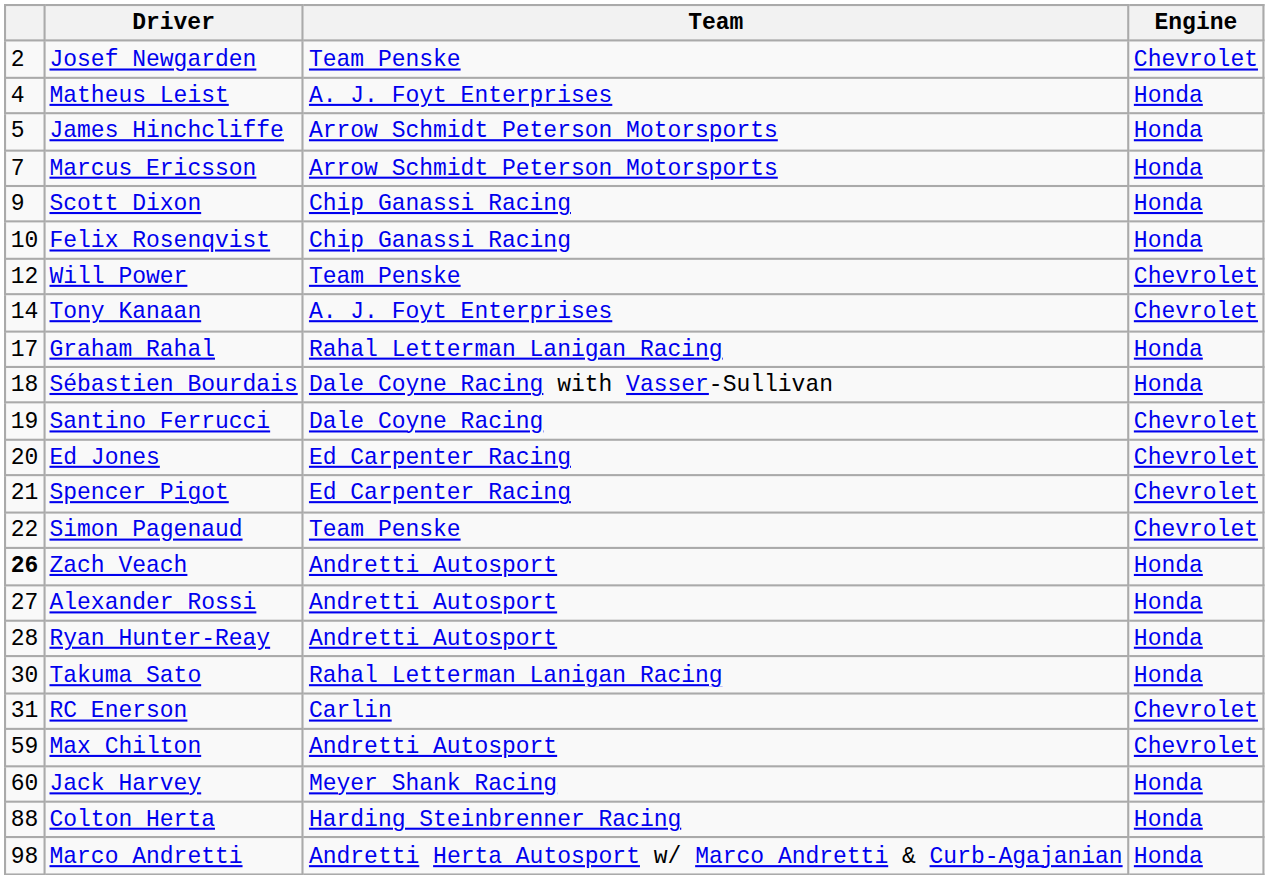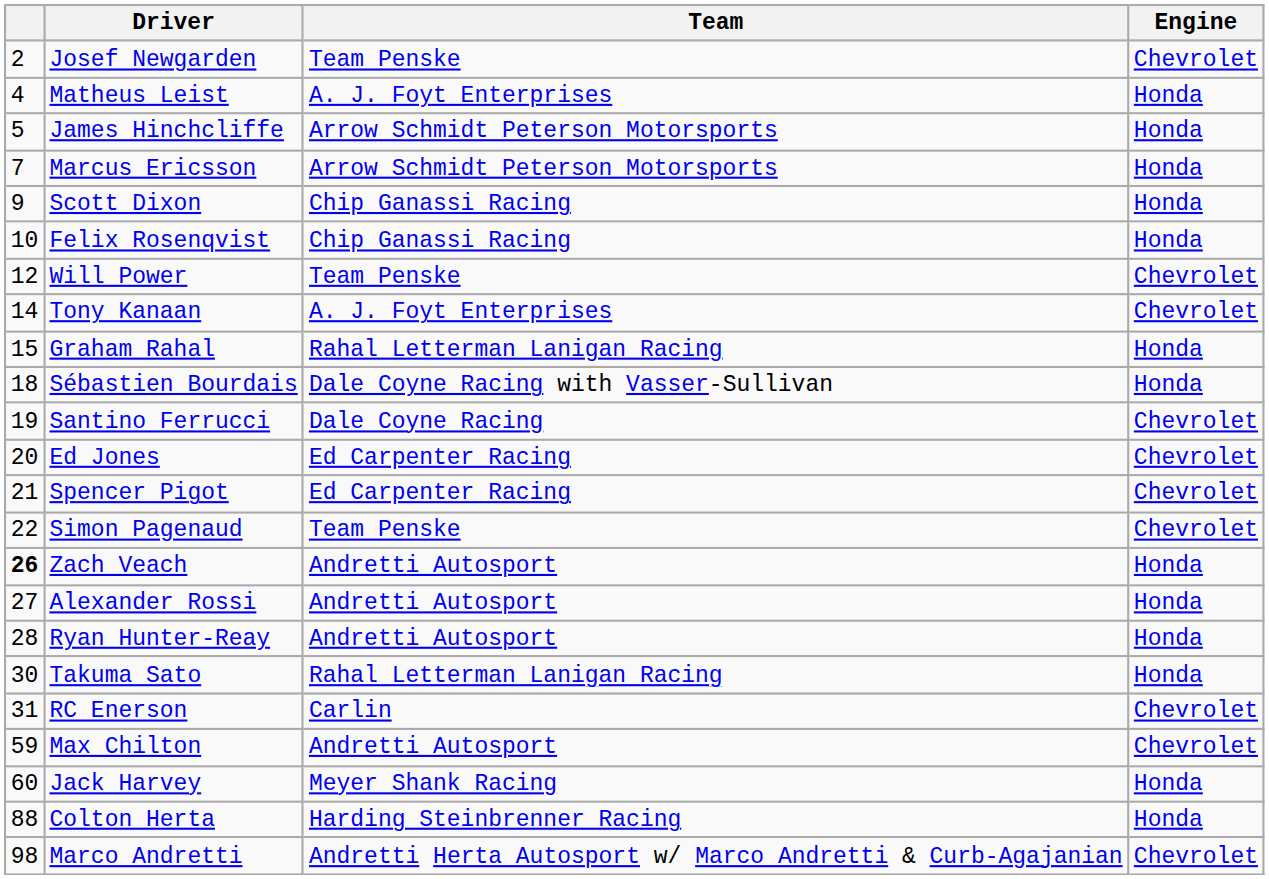(24, 349) 17 -> (24, 349) 15
(1168, 856) Honda -> (1196, 856) Chevrolet
